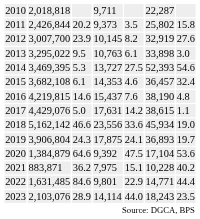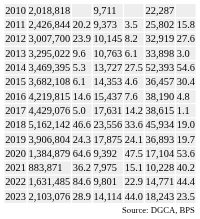(79, 53) 9.5 -> (79, 53) 9.6
(186, 82) 32.4 -> (186, 82) 30.4
